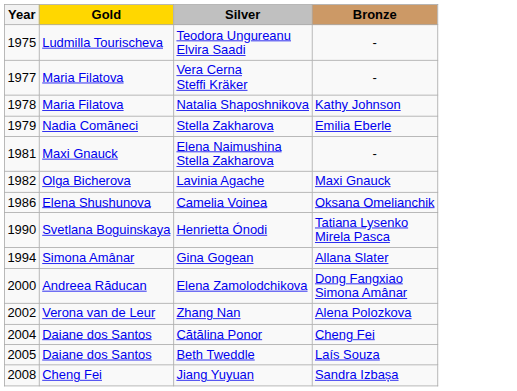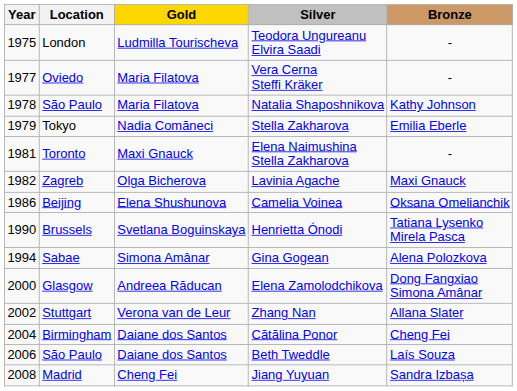+ column: (77, 14)
(352, 258) Allana Slater -> (438, 258) Alena Polozkova
(363, 313) Alena Polozkova -> (427, 313) Allana Slater
(22, 354) 2005 -> (22, 354) 2006
